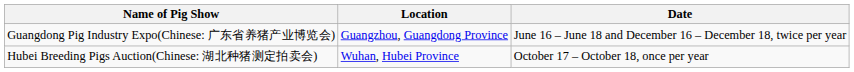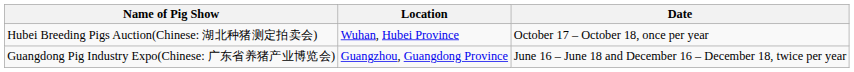rows swapped: (171, 34) <-> (162, 56)
